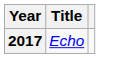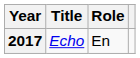+ column: (108, 16)
